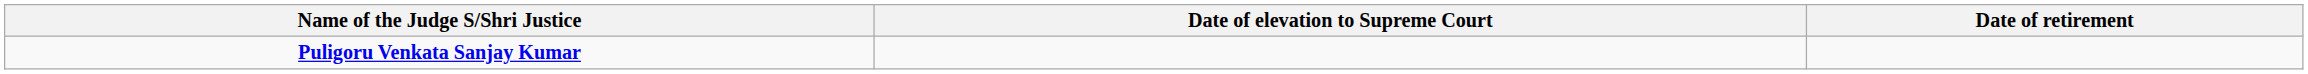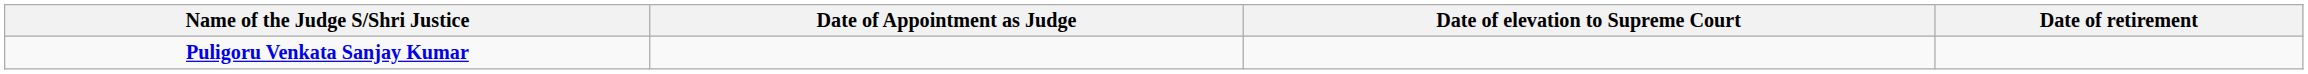+ column: (946, 20)
